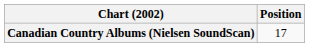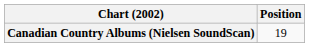(281, 33) 17 -> (281, 33) 19
